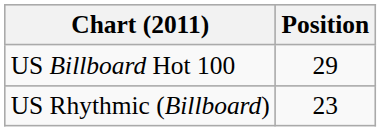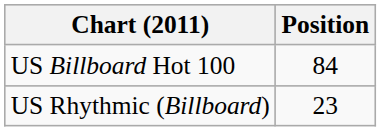(325, 65) 29 -> (325, 65) 84
